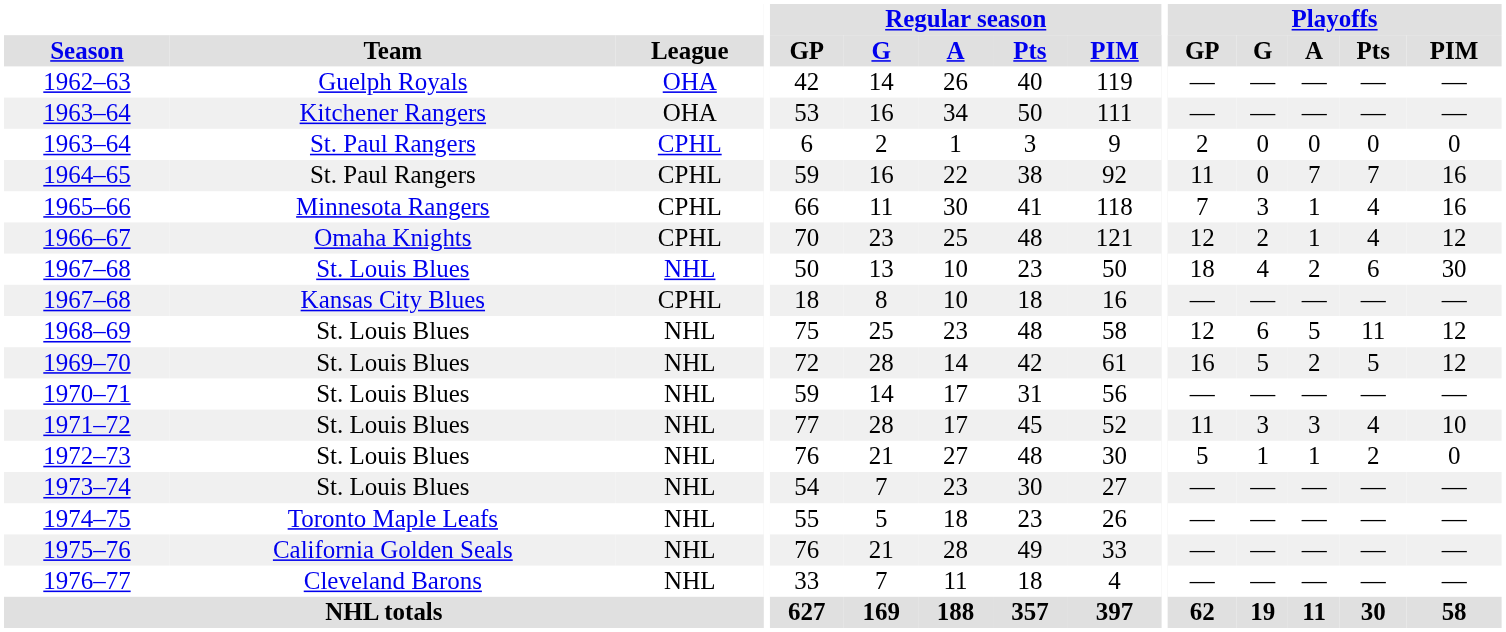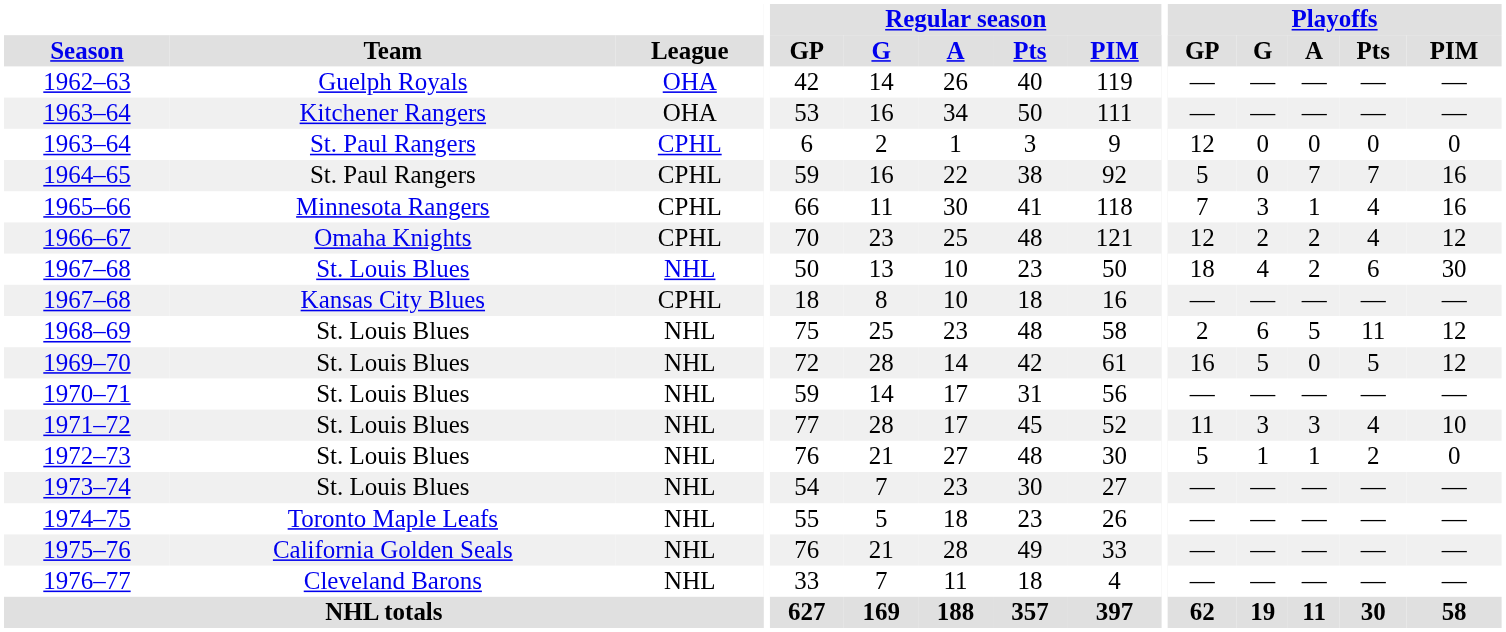(1202, 144) 2 -> (1202, 144) 12
(1202, 175) 11 -> (1202, 175) 5
(1314, 237) 1 -> (1314, 237) 2
(1202, 331) 12 -> (1202, 331) 2
(1314, 362) 2 -> (1314, 362) 0
